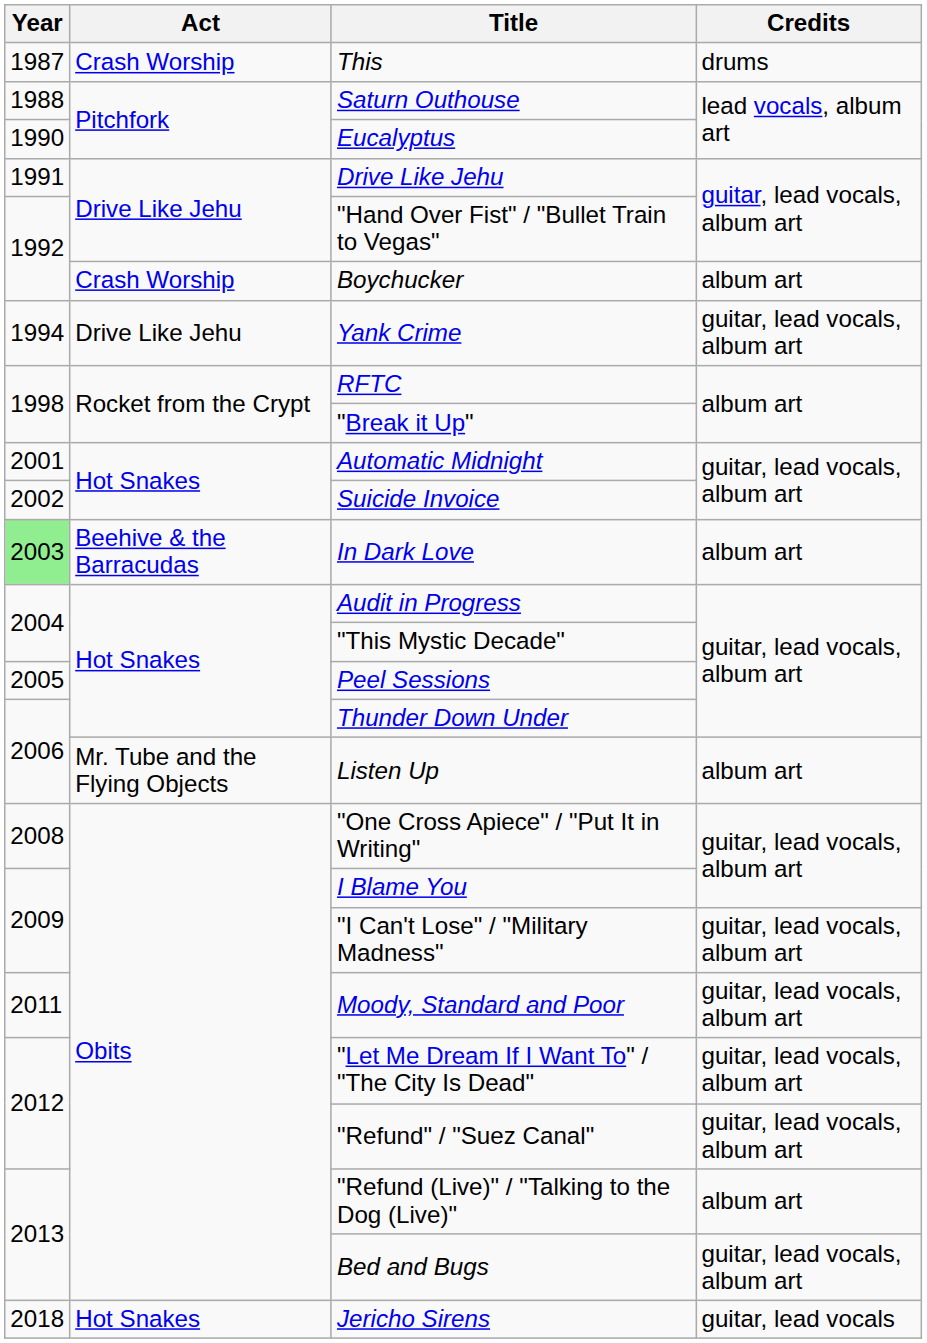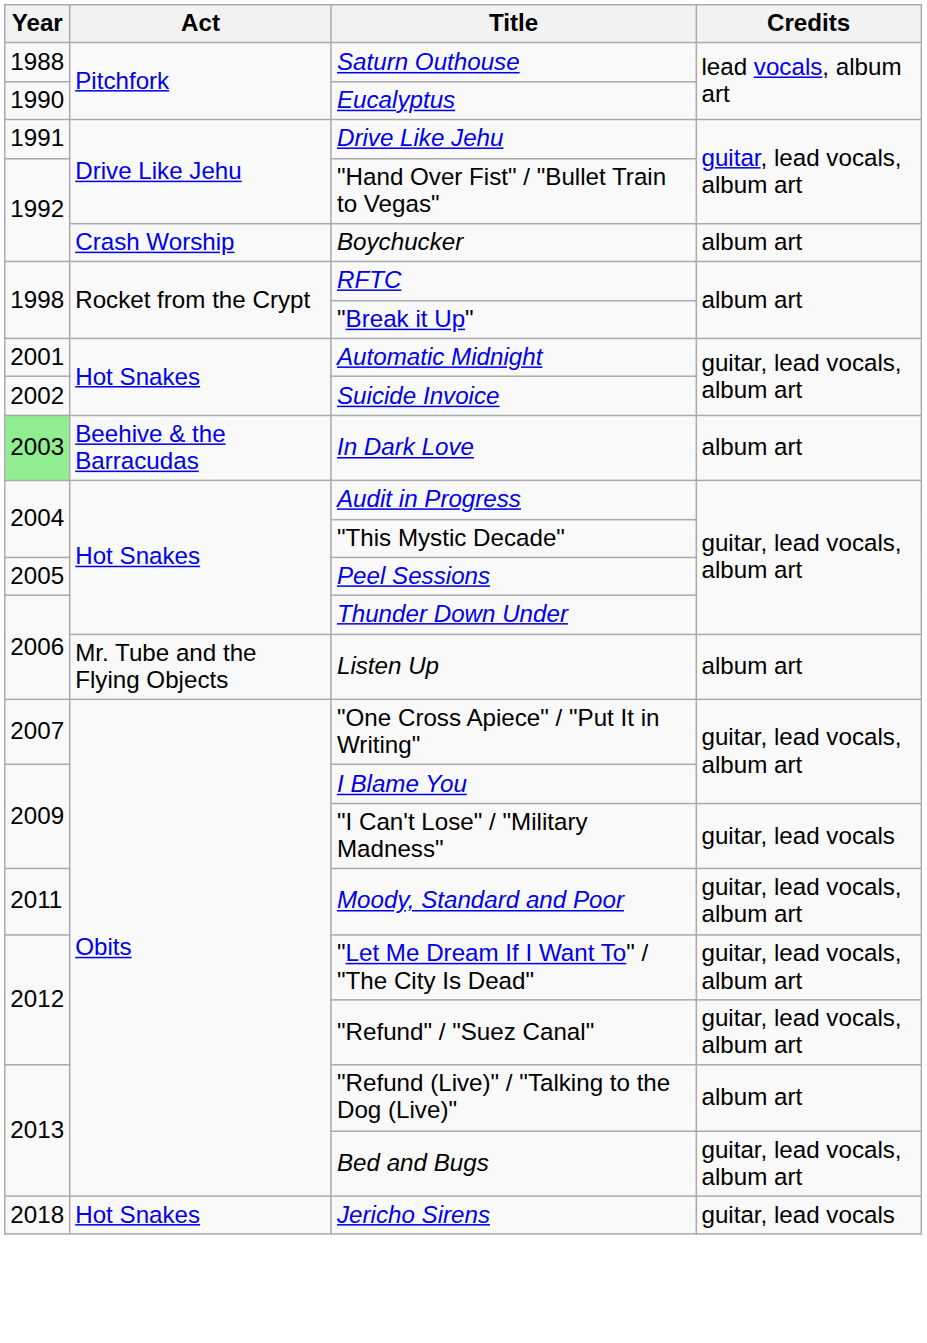- row: (360, 61)
- row: (399, 332)
(37, 835) 2008 -> (37, 731) 2007
(802, 939) guitar, lead vocals, album art -> (798, 835) guitar, lead vocals
